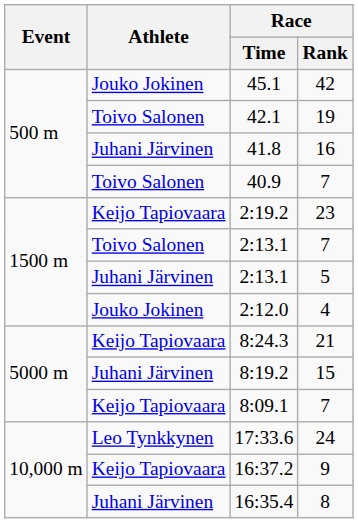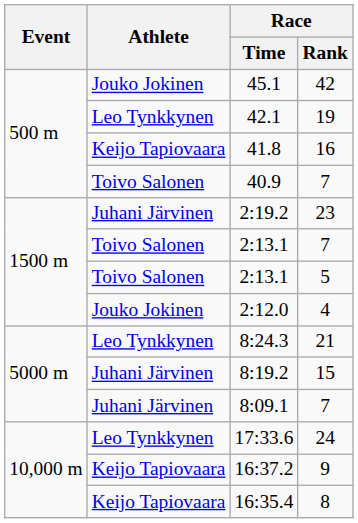(148, 117) Toivo Salonen -> (153, 117) Leo Tynkkynen
(152, 149) Juhani Järvinen -> (159, 149) Keijo Tapiovaara
(159, 213) Keijo Tapiovaara -> (152, 213) Juhani Järvinen
(152, 277) Juhani Järvinen -> (148, 277) Toivo Salonen
(159, 341) Keijo Tapiovaara -> (153, 341) Leo Tynkkynen
(159, 405) Keijo Tapiovaara -> (152, 405) Juhani Järvinen
(152, 501) Juhani Järvinen -> (159, 501) Keijo Tapiovaara
